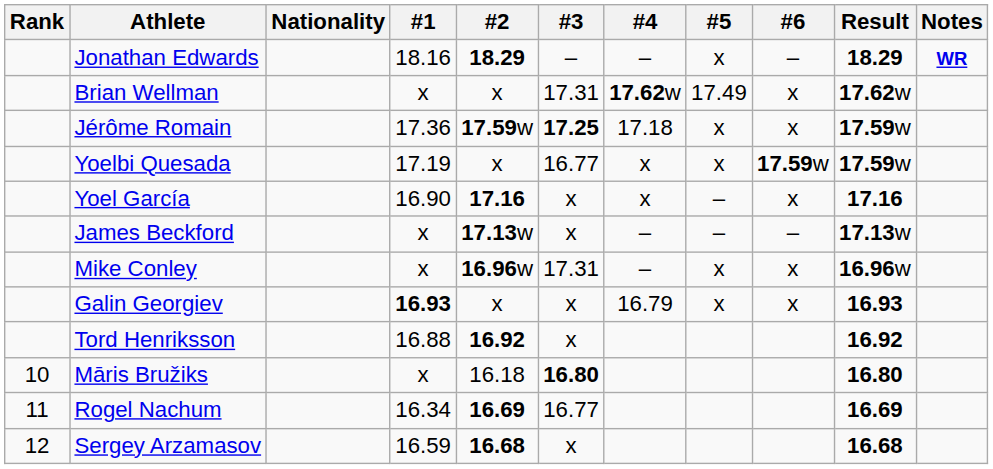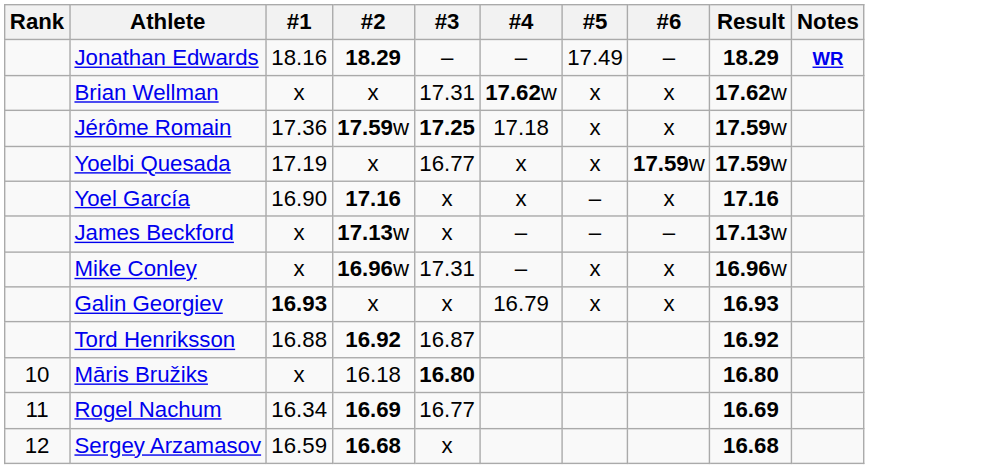- column: (328, 22)
(719, 57) x -> (595, 57) 17.49
(719, 92) 17.49 -> (595, 92) x
(571, 339) x -> (447, 339) 16.87
